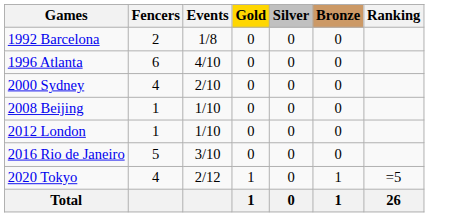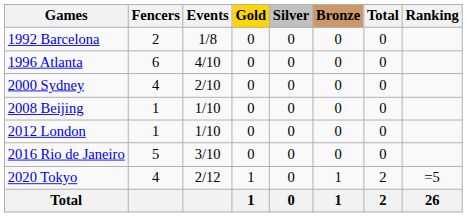+ column: (383, 16)
